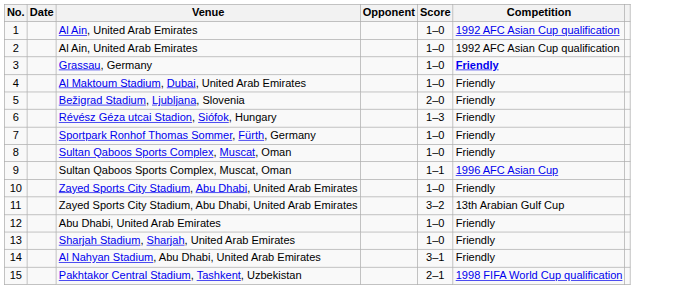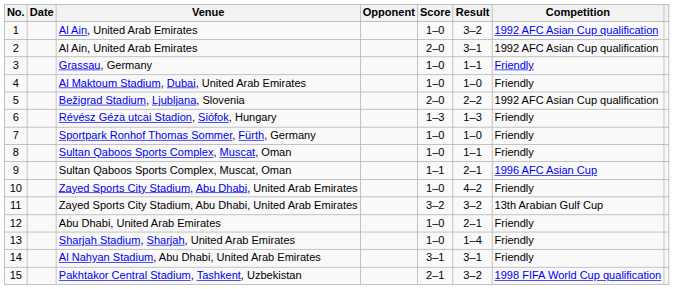+ column: (473, 13)
(435, 48) 1–0 -> (435, 48) 2–0
(477, 65) bold -> (514, 65) normal
(475, 100) Friendly -> (576, 100) 1992 AFC Asian Cup qualification
